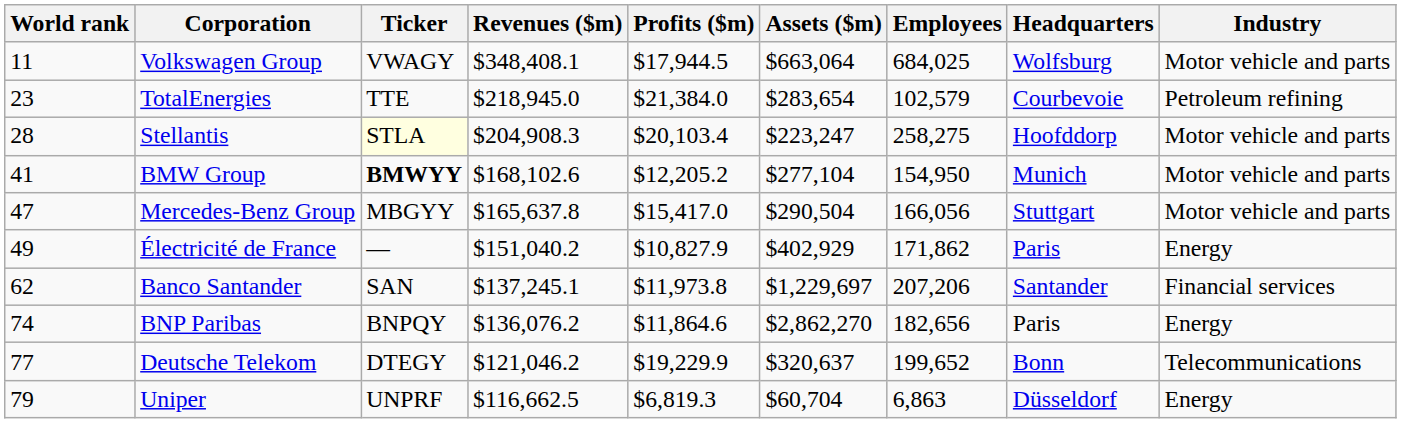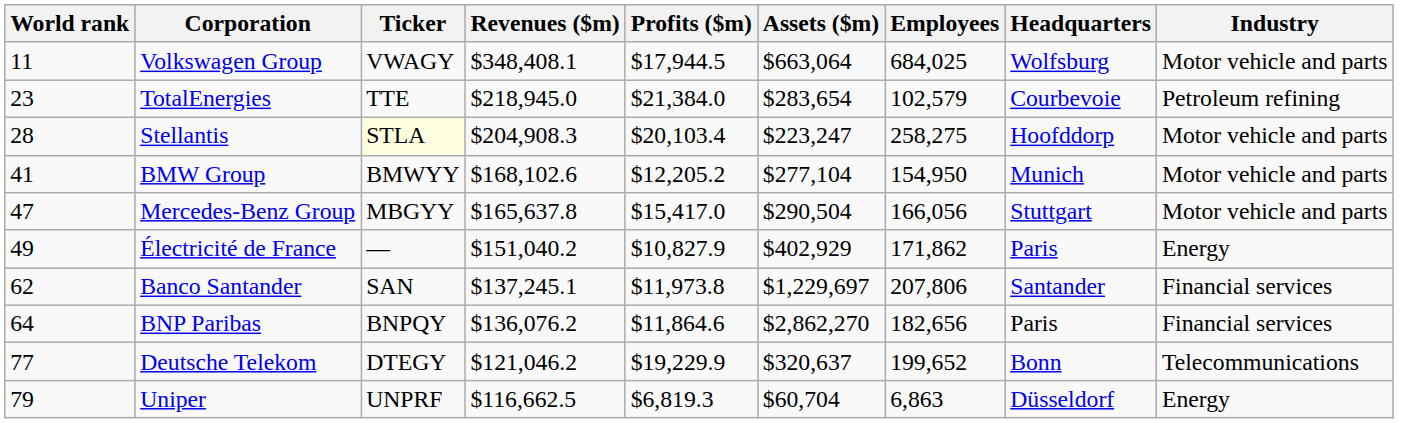(414, 173) bold -> (413, 173) normal
(931, 286) 207,206 -> (929, 286) 207,806
(22, 323) 74 -> (22, 323) 64
(1199, 323) Energy -> (1247, 323) Financial services
